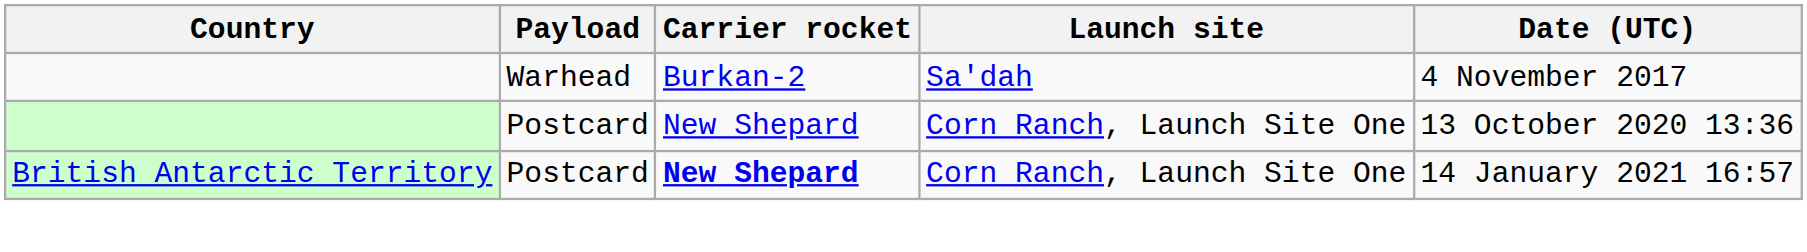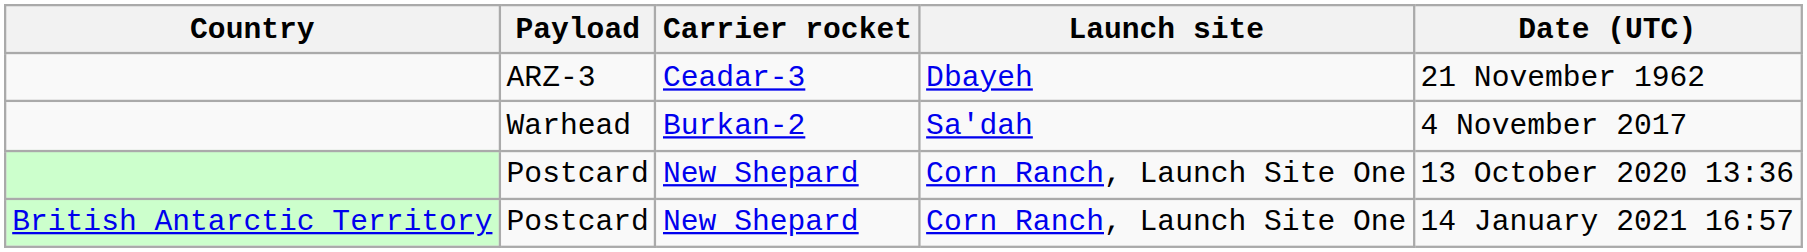+ row: (252, 78)
(761, 174) bold -> (761, 223) normal
